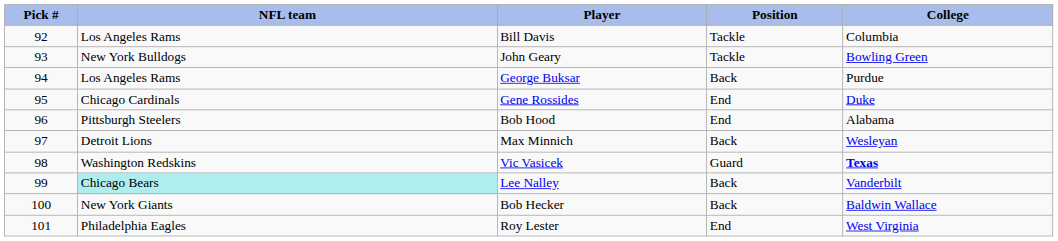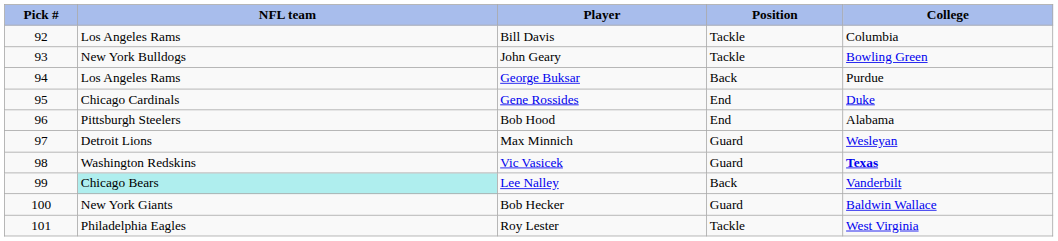(723, 141) Back -> (726, 141) Guard
(723, 204) Back -> (726, 204) Guard
(721, 225) End -> (727, 225) Tackle
